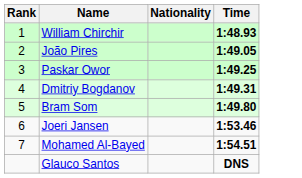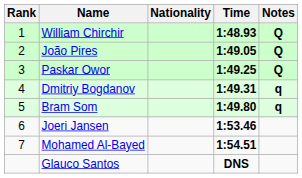+ column: (278, 13)
